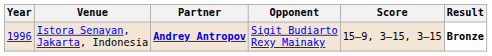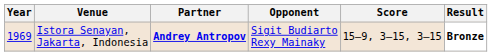(19, 36) 1996 -> (19, 36) 1969
